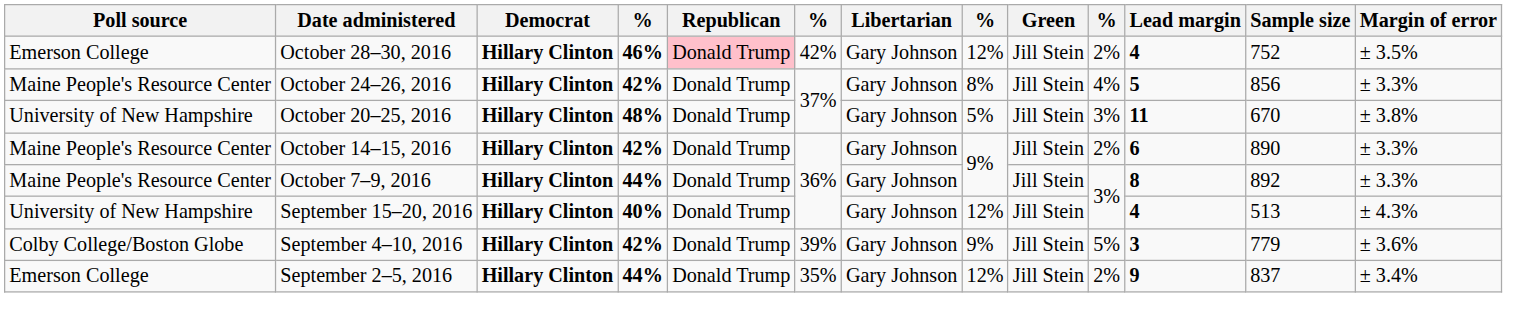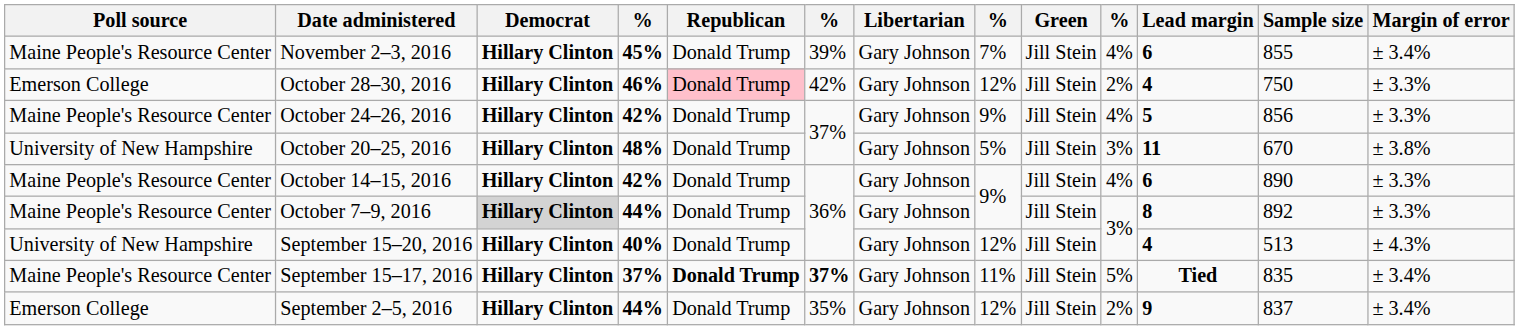+ row: (366, 52)
(1265, 52) 752 -> (1278, 84) 750
(1389, 52) ± 3.5% -> (1401, 84) ± 3.3%
(980, 84) 8% -> (993, 116) 9%
(1107, 148) 2% -> (1119, 180) 4%
(547, 180) no background -> (547, 212) lightgrey background
+ row: (376, 276)
- row: (371, 244)
